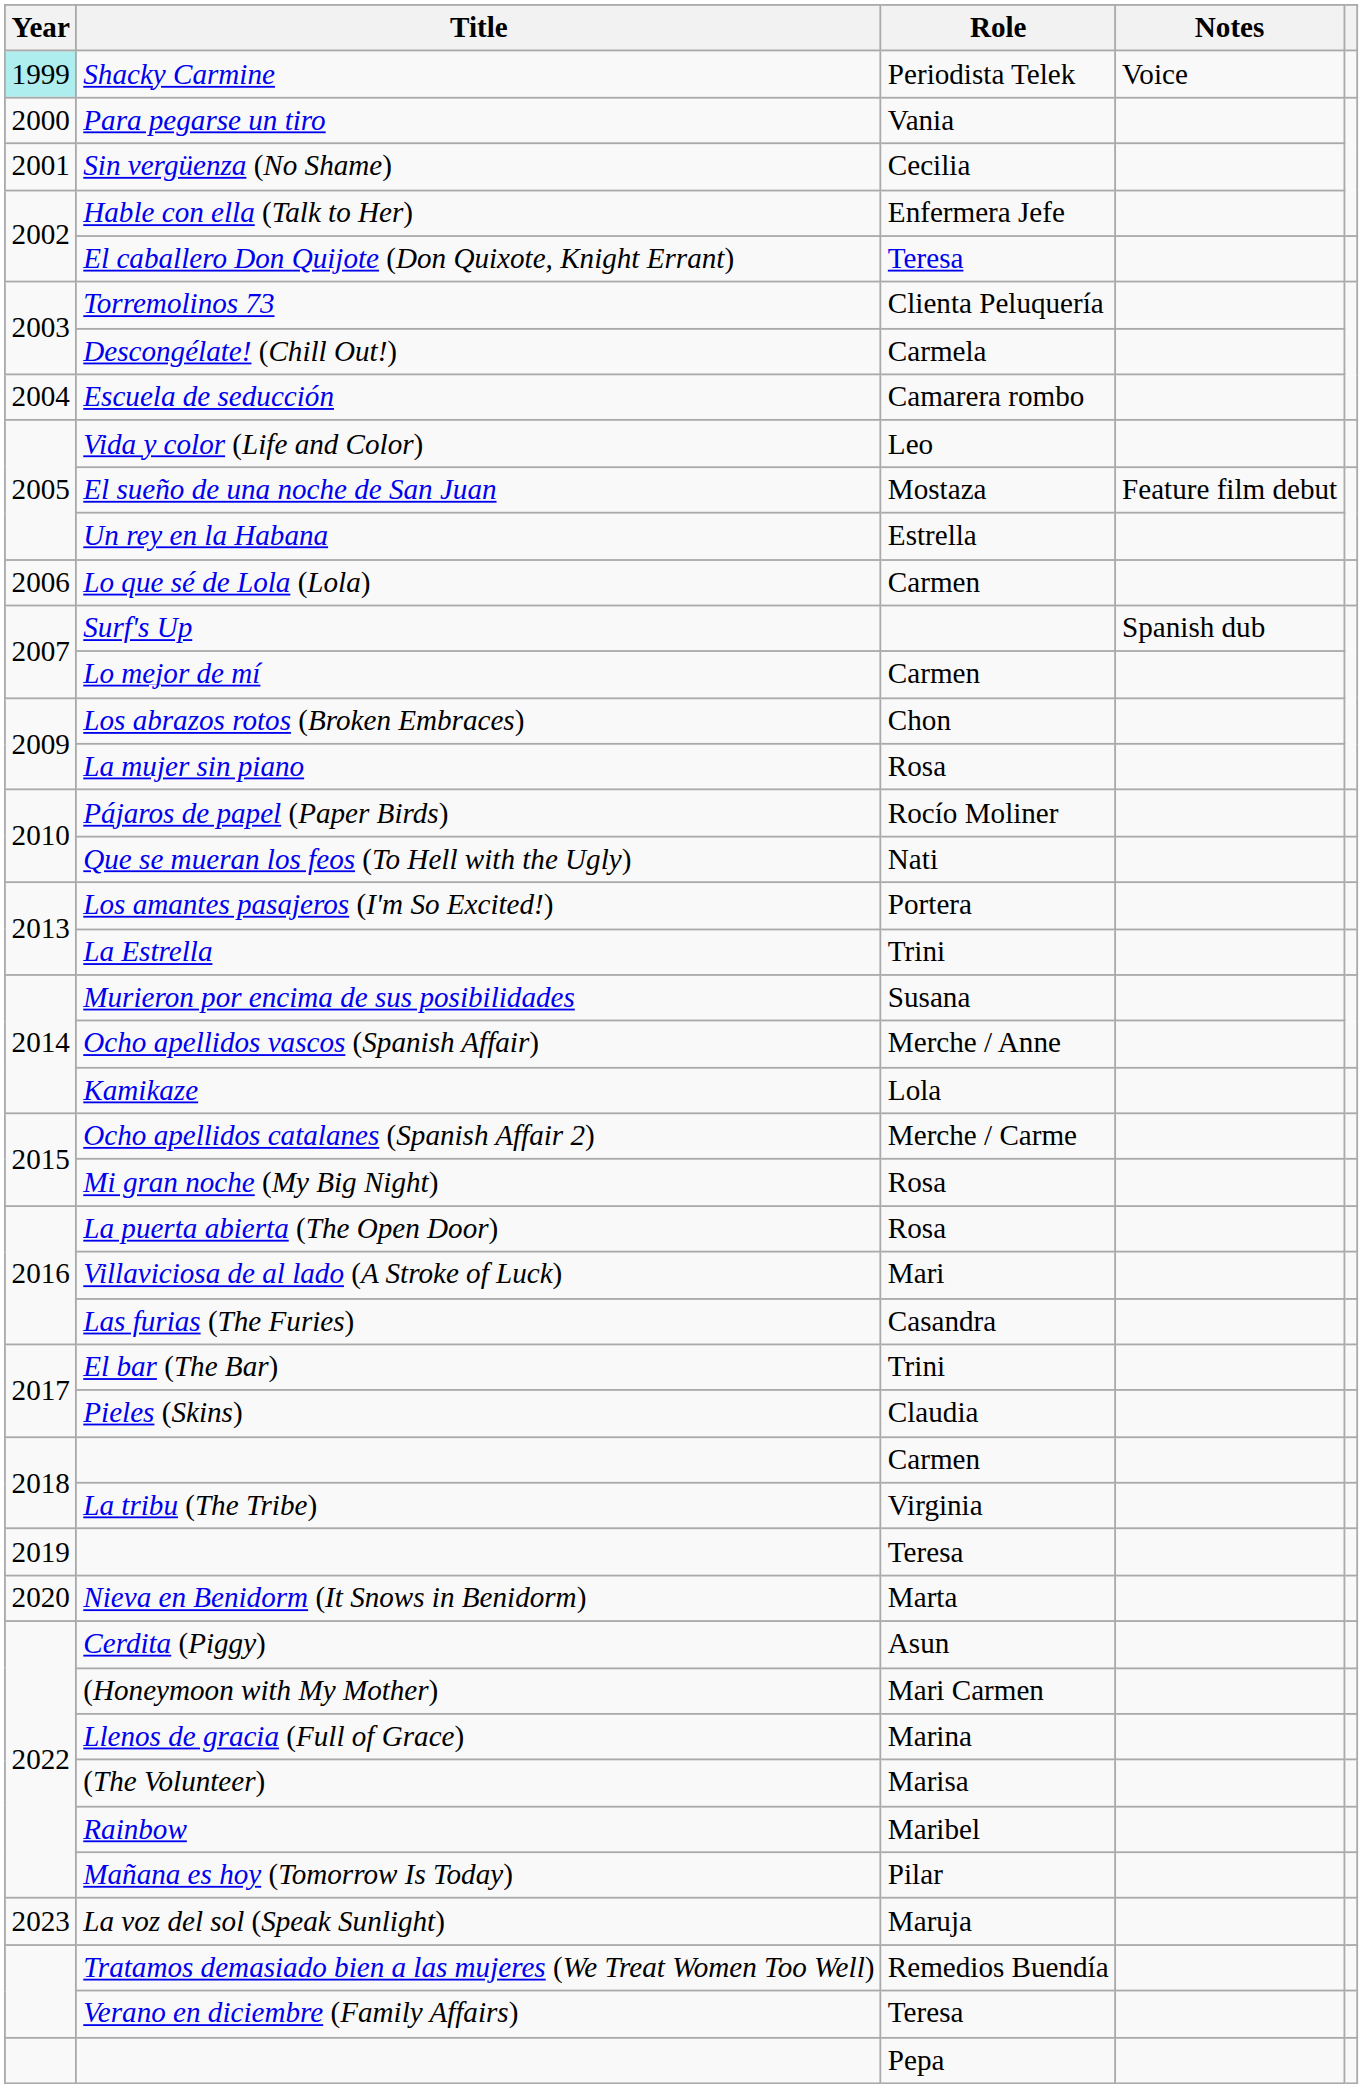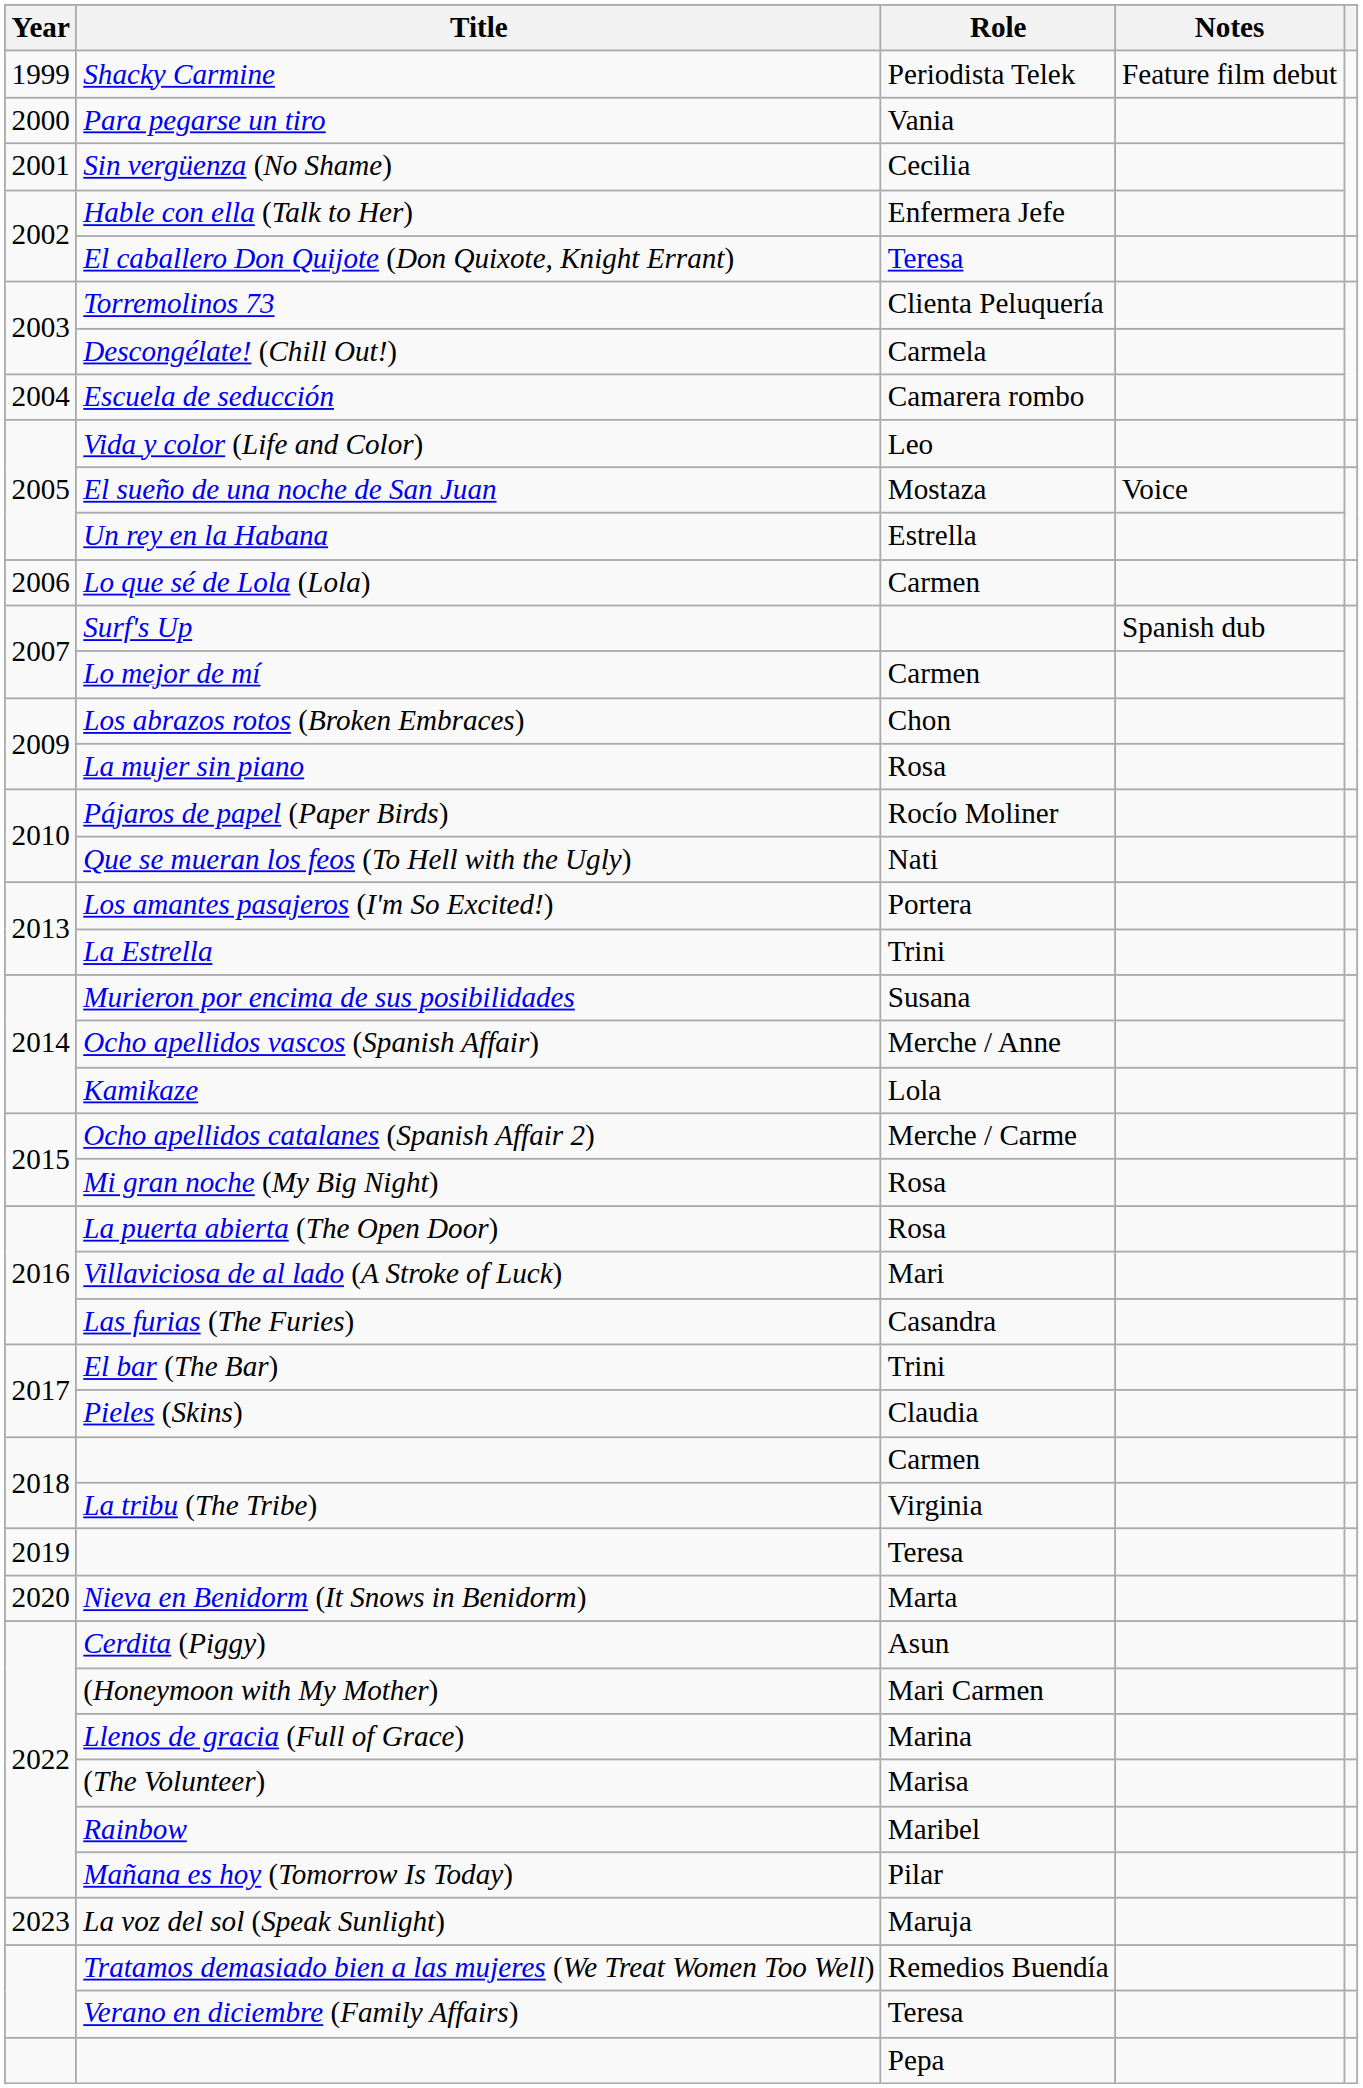(41, 73) paleturquoise background -> (41, 73) no background
(1155, 73) Voice -> (1230, 73) Feature film debut
(1230, 489) Feature film debut -> (1155, 489) Voice
